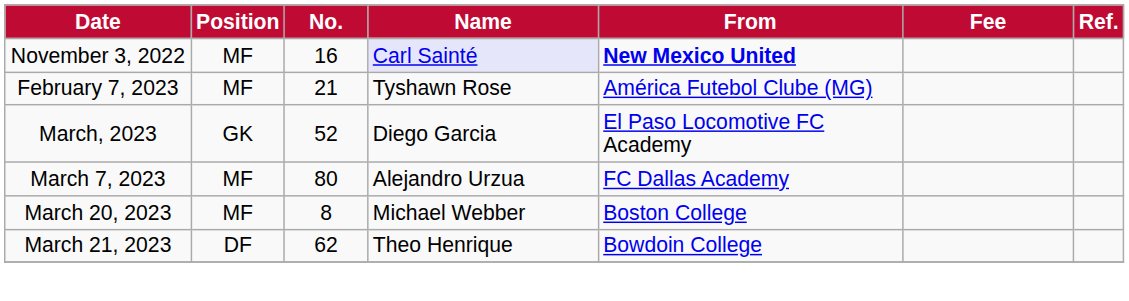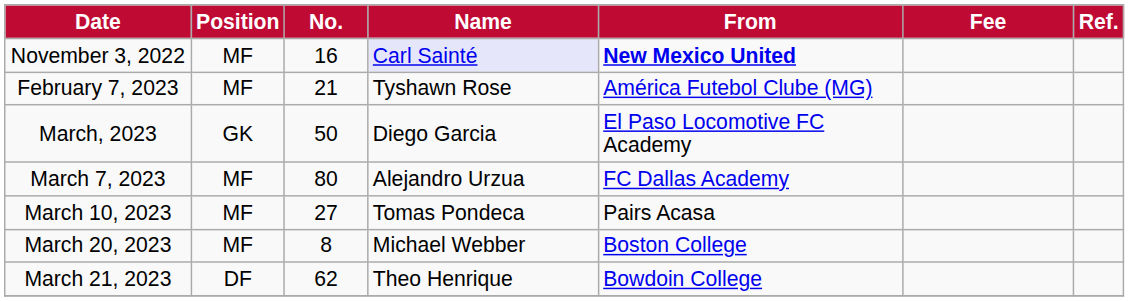(326, 134) 52 -> (326, 134) 50
+ row: (98, 213)
